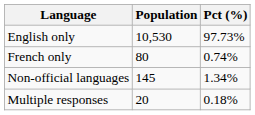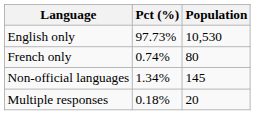columns swapped: (166, 15) <-> (225, 15)
